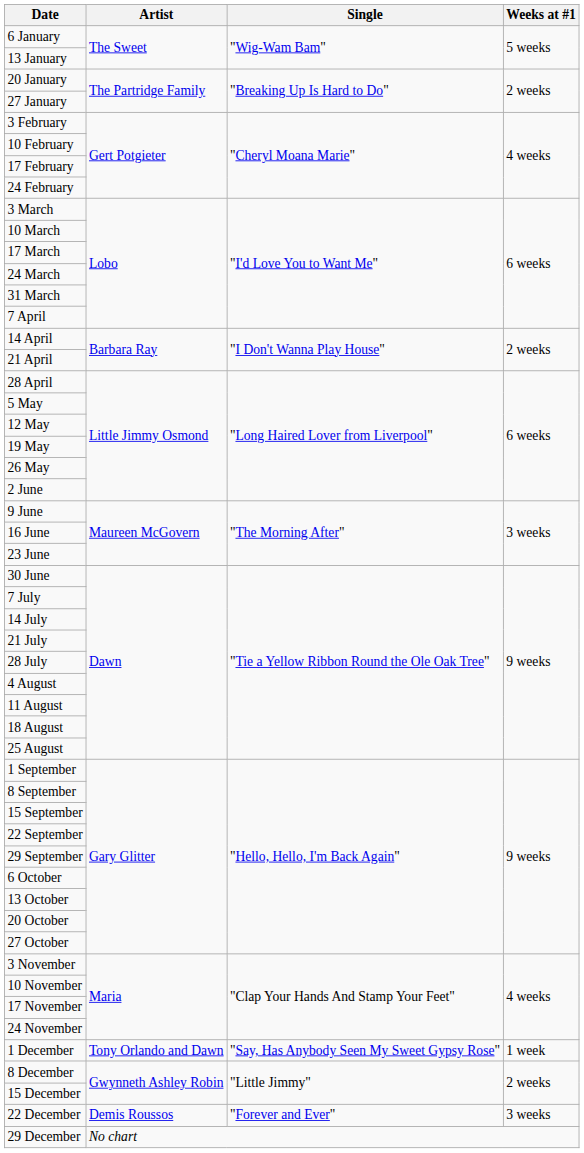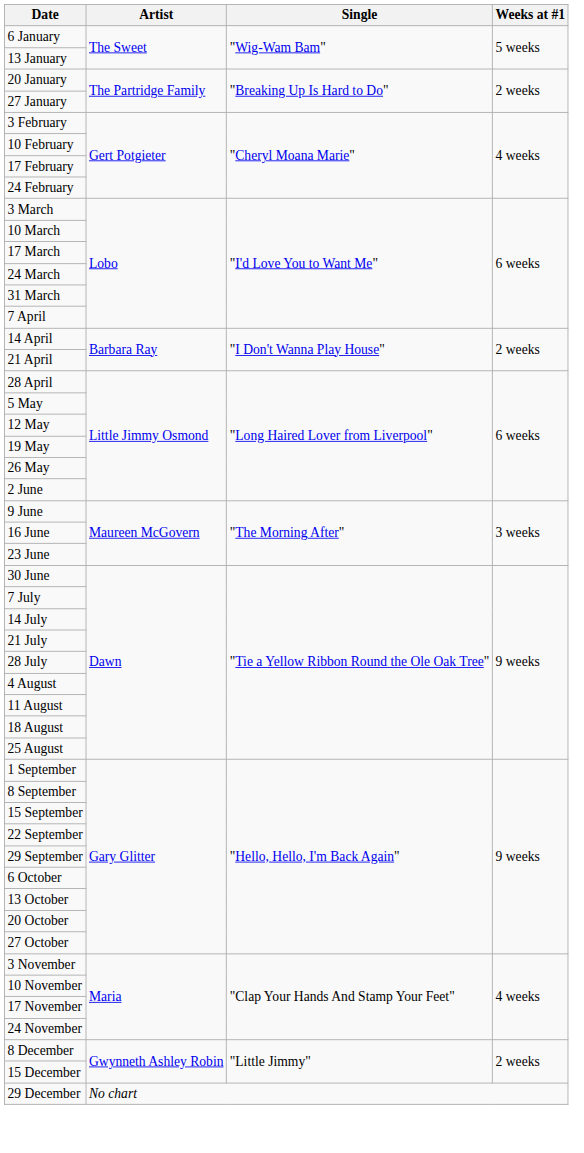- row: (41, 1050)
- row: (44, 1115)
